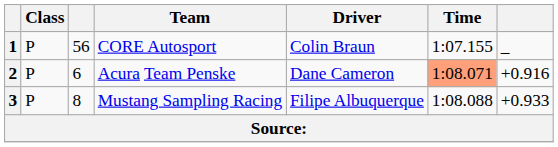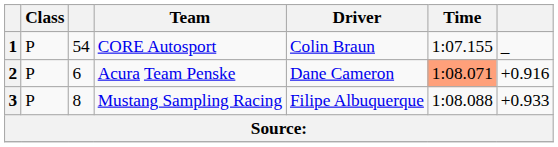(81, 45) 56 -> (81, 45) 54
